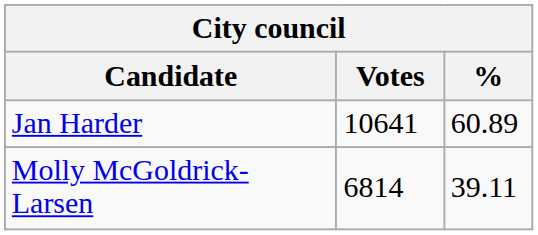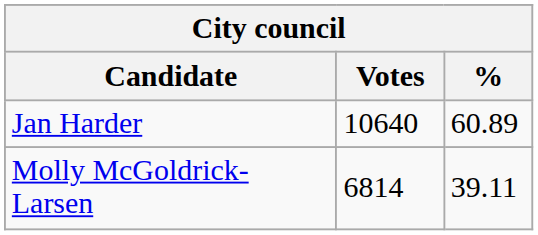(381, 123) 10641 -> (381, 123) 10640
